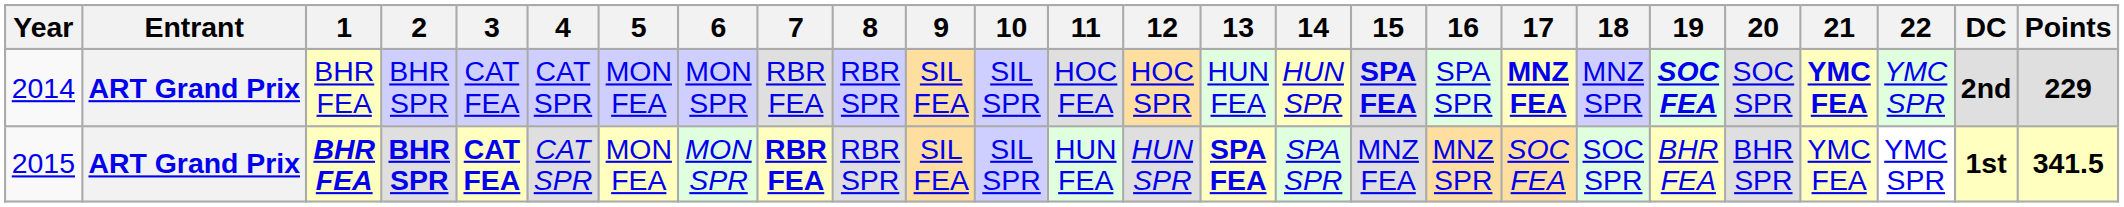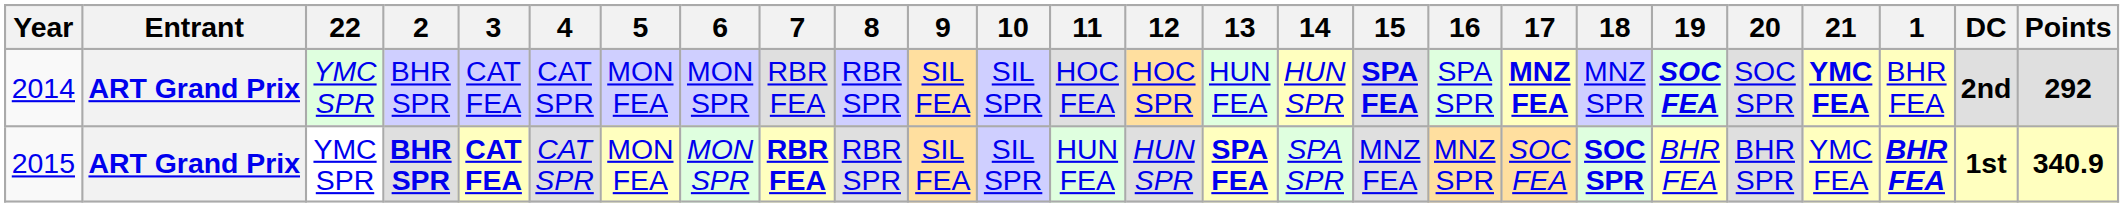columns swapped: (344, 27) <-> (1916, 27)
(2068, 88) 229 -> (2068, 88) 292
(1613, 164) normal -> (1615, 164) bold
(2068, 164) 341.5 -> (2068, 164) 340.9
